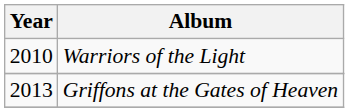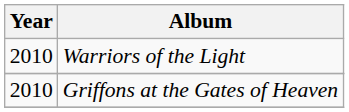(31, 90) 2013 -> (31, 90) 2010
